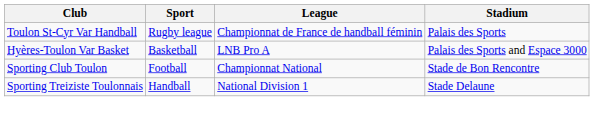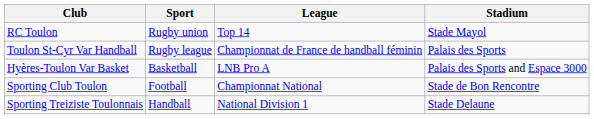+ row: (32, 31)
